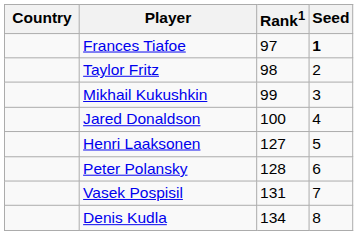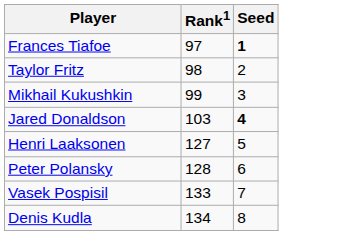- column: (42, 18)
(273, 119) 100 -> (198, 119) 103
(317, 119) normal -> (242, 119) bold
(273, 193) 131 -> (198, 193) 133
